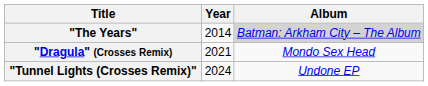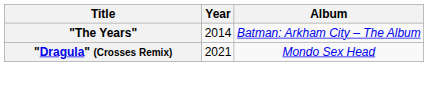(329, 33) lightgrey background -> (329, 33) no background
- row: (103, 71)
